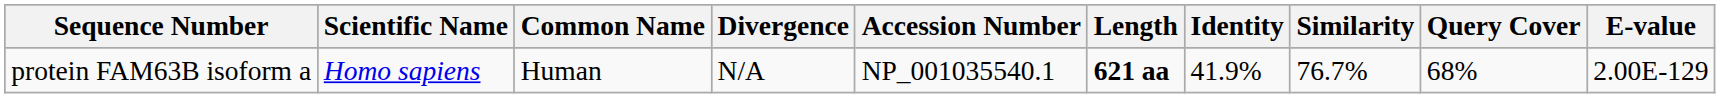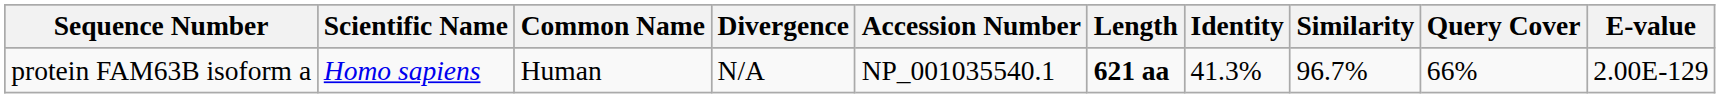(1226, 69) 41.9% -> (1226, 69) 41.3%
(1332, 69) 76.7% -> (1332, 69) 96.7%
(1452, 69) 68% -> (1452, 69) 66%
